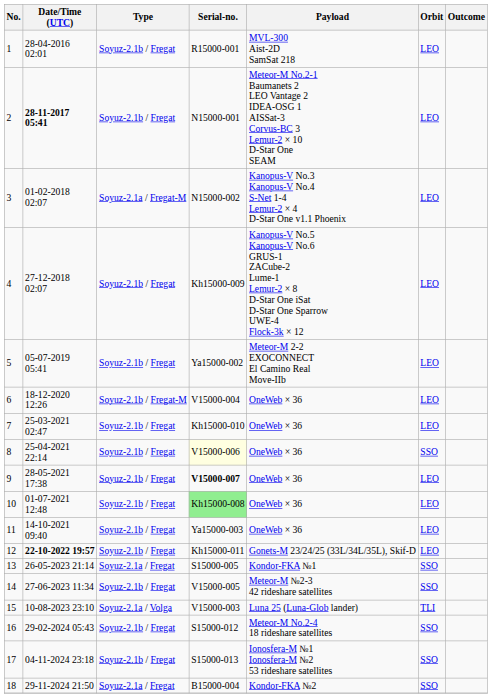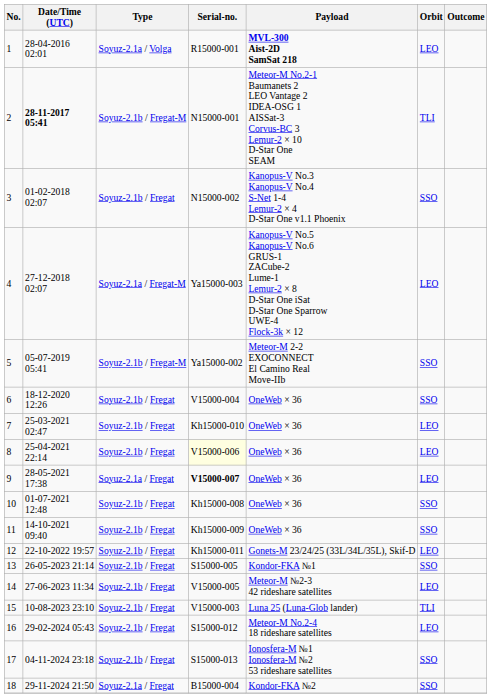(137, 48) Soyuz-2.1b / Fregat -> (135, 48) Soyuz-2.1a / Volga
(272, 48) normal -> (273, 48) bold
(137, 118) Soyuz-2.1b / Fregat -> (142, 118) Soyuz-2.1b / Fregat-M
(430, 118) LEO -> (427, 118) TLI
(143, 198) Soyuz-2.1a / Fregat-M -> (137, 198) Soyuz-2.1b / Fregat
(430, 198) LEO -> (429, 198) SSO
(137, 283) Soyuz-2.1b / Fregat -> (142, 283) Soyuz-2.1a / Fregat-M
(218, 283) Kh15000-009 -> (217, 283) Ya15000-003
(137, 363) Soyuz-2.1b / Fregat -> (142, 363) Soyuz-2.1b / Fregat-M
(430, 363) LEO -> (429, 363) SSO
(143, 400) Soyuz-2.1b / Fregat-M -> (137, 400) Soyuz-2.1b / Fregat
(430, 400) LEO -> (429, 400) SSO
(429, 452) SSO -> (429, 452) LEO
(137, 478) Soyuz-2.1b / Fregat -> (136, 478) Soyuz-2.1a / Fregat
(218, 504) lightgreen background -> (217, 504) no background
(430, 504) LEO -> (429, 504) SSO
(217, 530) Ya15000-003 -> (217, 530) Kh15000-009
(430, 530) LEO -> (429, 530) SSO
(60, 551) bold -> (60, 551) normal
(137, 566) Soyuz-2.1a / Fregat -> (137, 566) Soyuz-2.1b / Fregat
(429, 587) SSO -> (429, 587) LEO
(136, 607) Soyuz-2.1a / Volga -> (137, 607) Soyuz-2.1b / Fregat
(429, 628) SSO -> (429, 628) LEO
